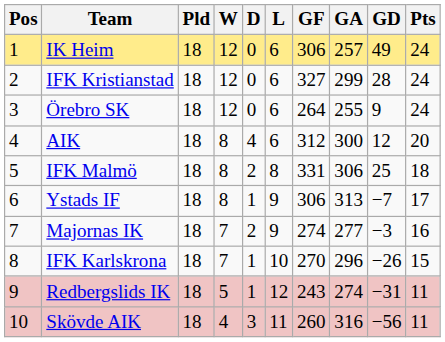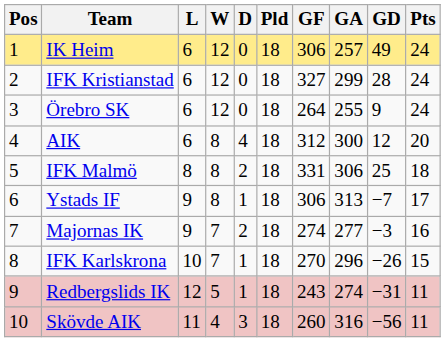columns swapped: (196, 19) <-> (279, 19)
